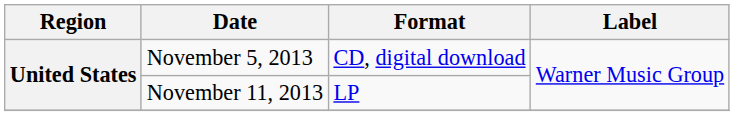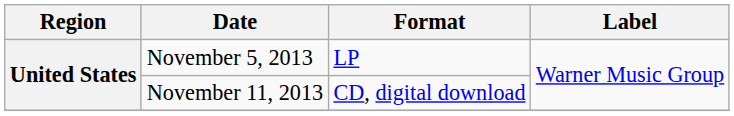(429, 57) CD, digital download -> (346, 57) LP
(346, 92) LP -> (429, 92) CD, digital download
